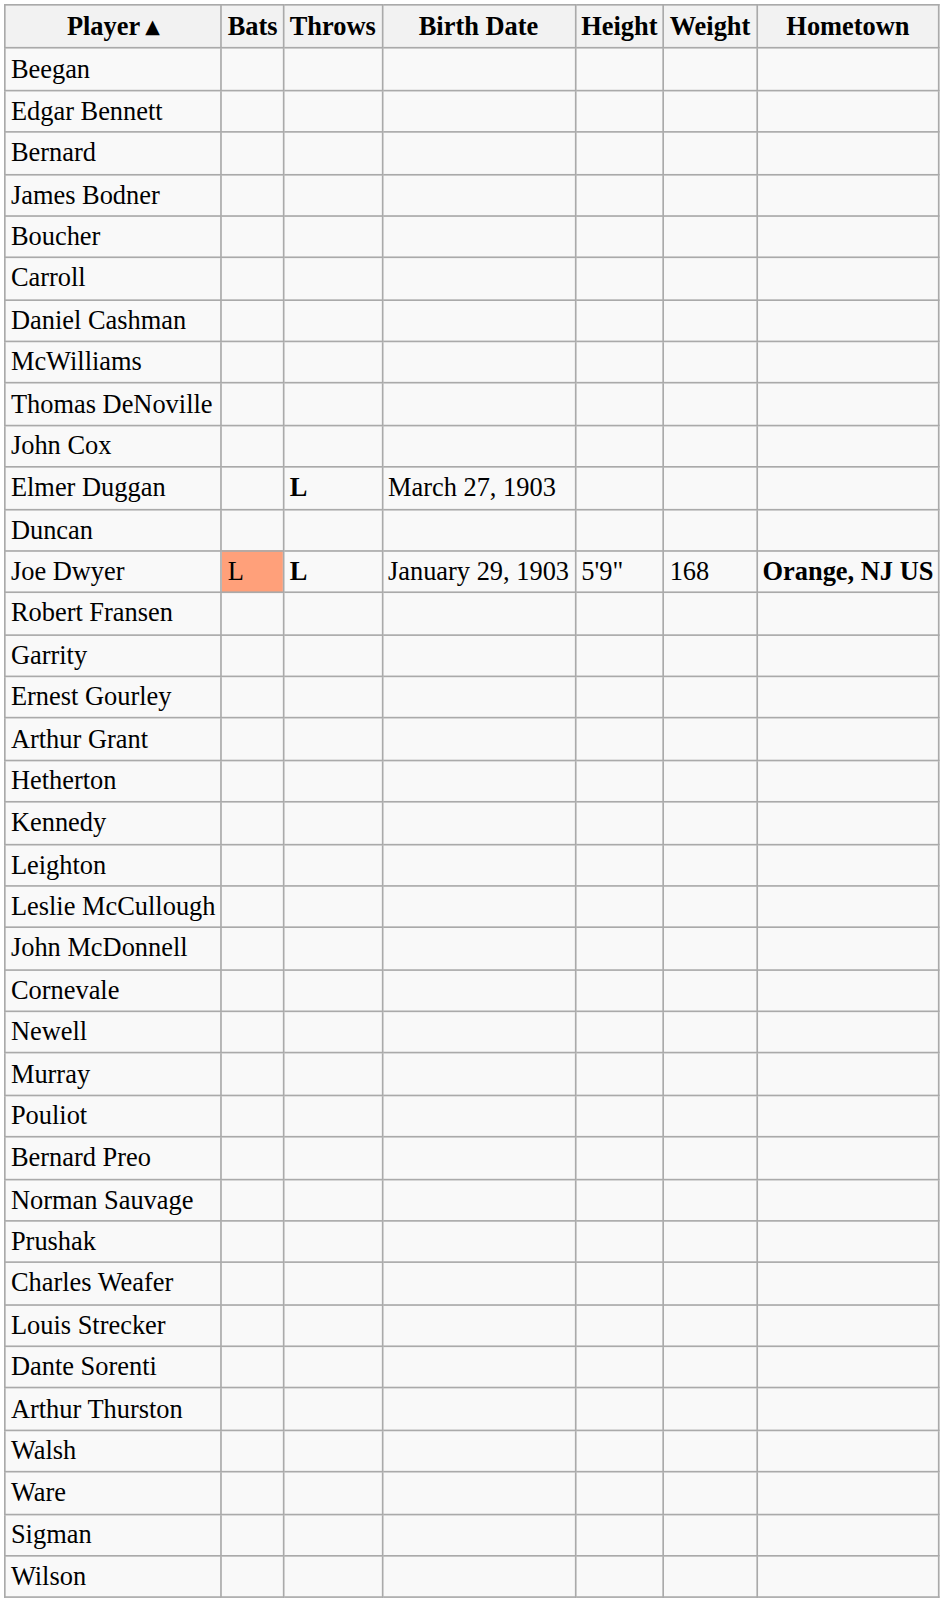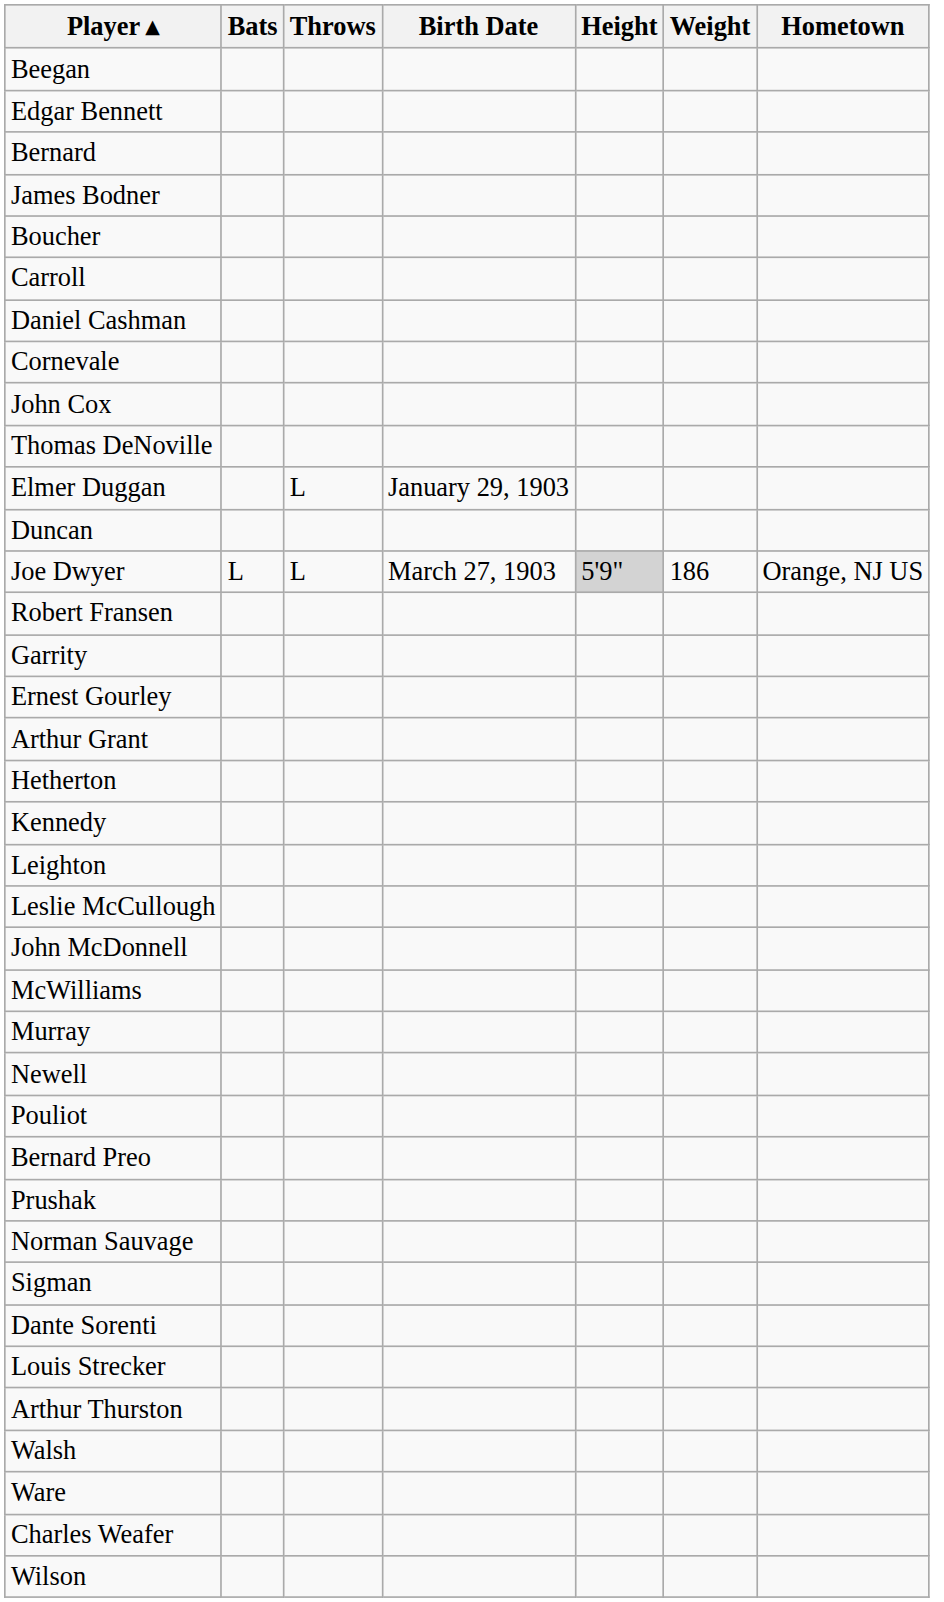rows swapped: (65, 990) <-> (76, 362)
rows swapped: (61, 445) <-> (112, 403)
(299, 487) bold -> (298, 487) normal
(472, 487) March 27, 1903 -> (479, 487) January 29, 1903
(236, 571) lightsalmon background -> (236, 571) no background
(299, 571) bold -> (298, 571) normal
(479, 571) January 29, 1903 -> (472, 571) March 27, 1903
(602, 571) no background -> (602, 571) lightgrey background
(689, 571) 168 -> (689, 571) 186
(848, 571) bold -> (843, 571) normal
rows swapped: (50, 1073) <-> (49, 1031)
rows swapped: (53, 1241) <-> (102, 1199)
rows swapped: (51, 1534) <-> (92, 1283)
rows swapped: (84, 1366) <-> (88, 1325)
